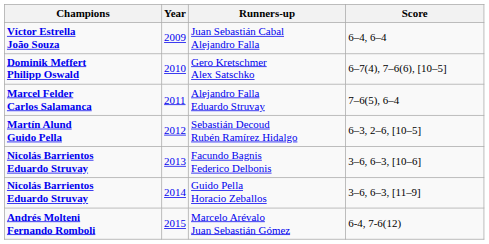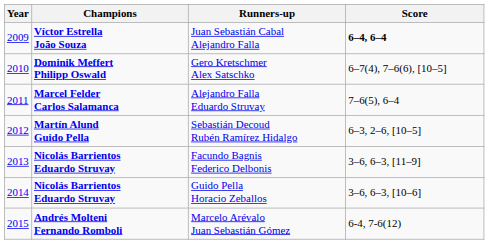columns swapped: (175, 13) <-> (83, 13)
(367, 38) normal -> (367, 38) bold
(385, 162) 3–6, 6–3, [10–6] -> (384, 162) 3–6, 6–3, [11–9]
(384, 193) 3–6, 6–3, [11–9] -> (385, 193) 3–6, 6–3, [10–6]
